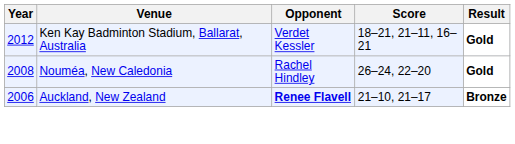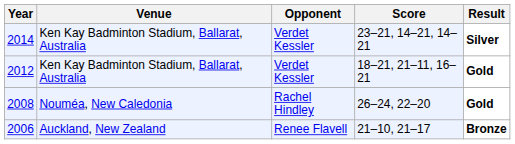+ row: (21, 40)
(313, 97) bold -> (311, 130) normal
